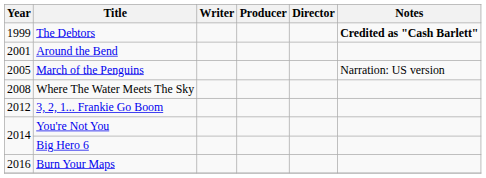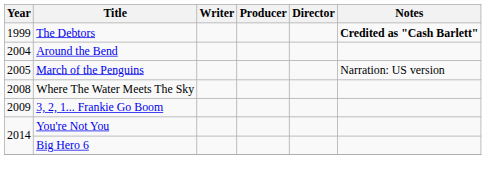(19, 51) 2001 -> (19, 51) 2004
(19, 107) 2012 -> (19, 107) 2009
- row: (76, 164)
